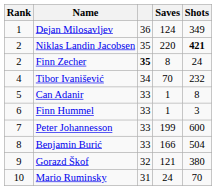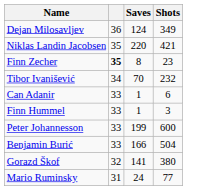- column: (19, 12)
(197, 45) bold -> (168, 45) normal
(197, 62) 24 -> (168, 62) 23
(197, 95) 8 -> (168, 95) 6
(168, 161) 121 -> (138, 161) 141
(197, 177) 70 -> (168, 177) 77
